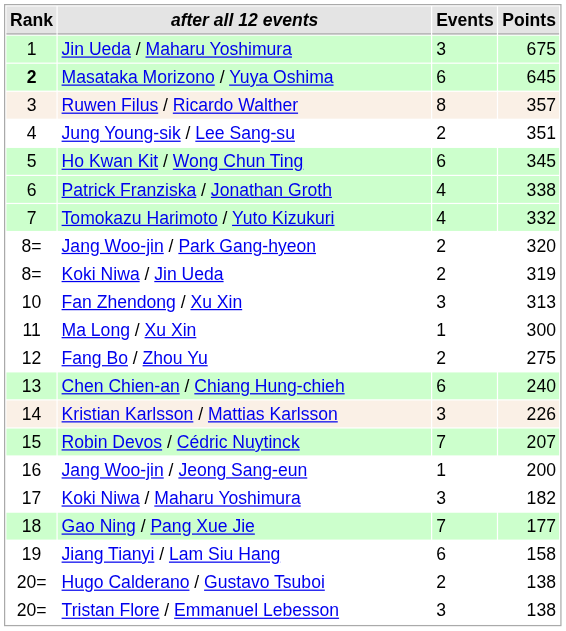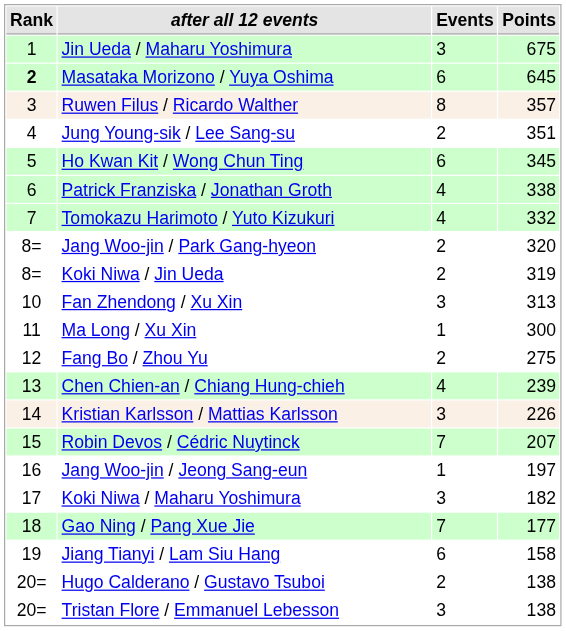(441, 386) 6 -> (441, 386) 4
(541, 386) 240 -> (541, 386) 239
(541, 470) 200 -> (541, 470) 197
